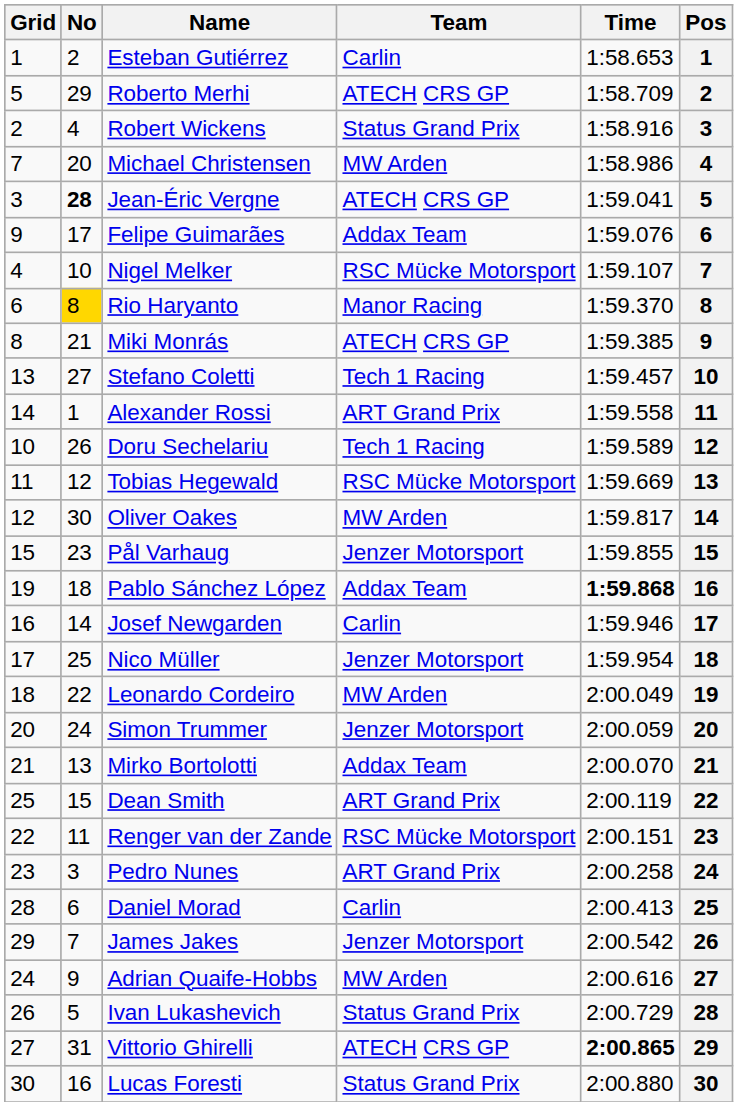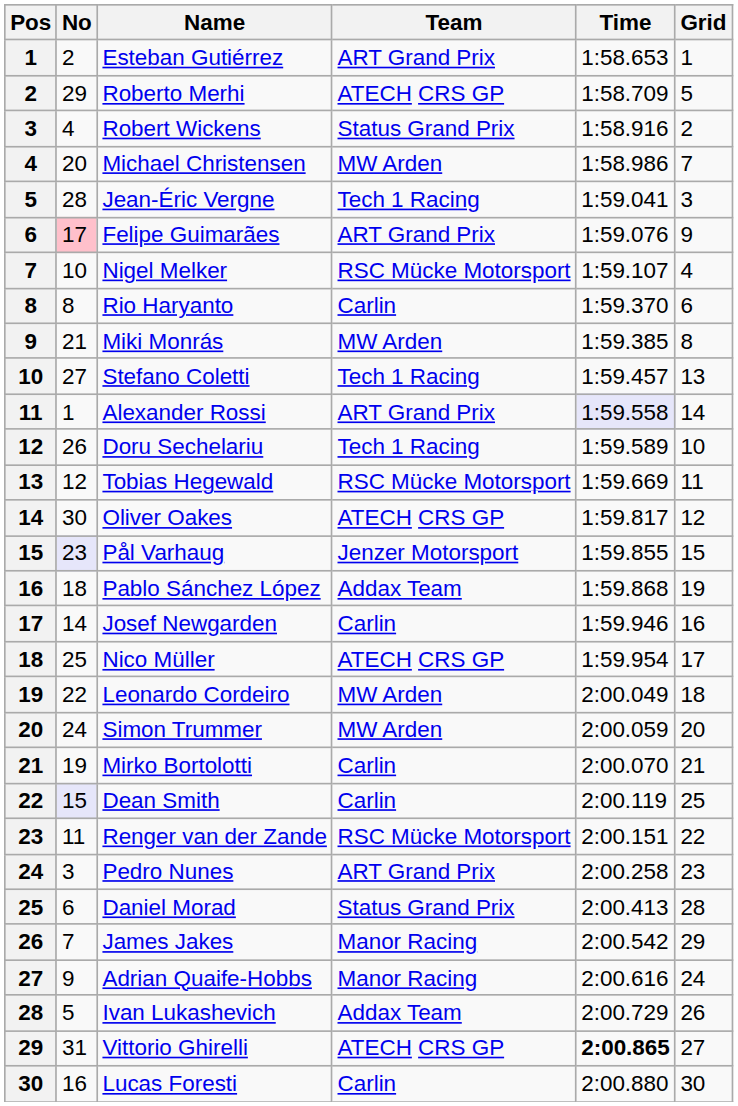columns swapped: (706, 22) <-> (33, 22)
(372, 57) Carlin -> (416, 57) ART Grand Prix
(79, 199) bold -> (74, 199) normal
(426, 199) ATECH CRS GP -> (409, 199) Tech 1 Racing
(79, 234) no background -> (74, 234) pink background
(405, 234) Addax Team -> (416, 234) ART Grand Prix
(73, 305) gold background -> (68, 305) no background
(412, 305) Manor Racing -> (367, 305) Carlin
(426, 340) ATECH CRS GP -> (390, 340) MW Arden
(630, 411) no background -> (625, 411) lavender background
(395, 517) MW Arden -> (421, 517) ATECH CRS GP
(79, 553) no background -> (74, 553) lavender background
(630, 588) bold -> (625, 588) normal
(433, 659) Jenzer Motorsport -> (421, 659) ATECH CRS GP
(433, 730) Jenzer Motorsport -> (390, 730) MW Arden
(79, 765) 13 -> (74, 765) 19
(405, 765) Addax Team -> (367, 765) Carlin
(79, 800) no background -> (74, 800) lavender background
(421, 800) ART Grand Prix -> (367, 800) Carlin
(372, 906) Carlin -> (426, 906) Status Grand Prix
(433, 942) Jenzer Motorsport -> (407, 942) Manor Racing
(395, 977) MW Arden -> (407, 977) Manor Racing
(431, 1013) Status Grand Prix -> (400, 1013) Addax Team
(431, 1083) Status Grand Prix -> (367, 1083) Carlin
